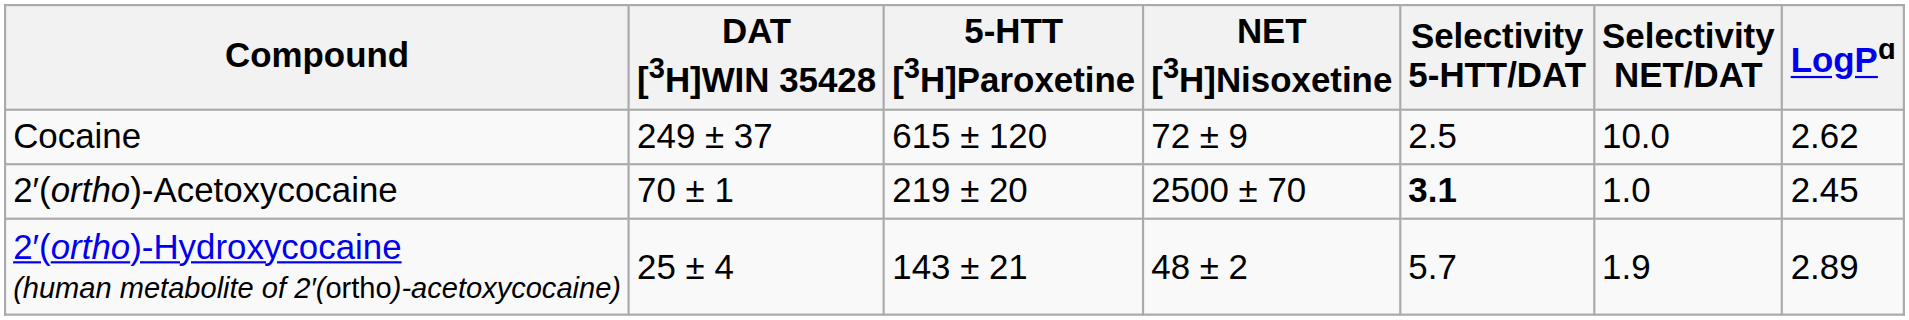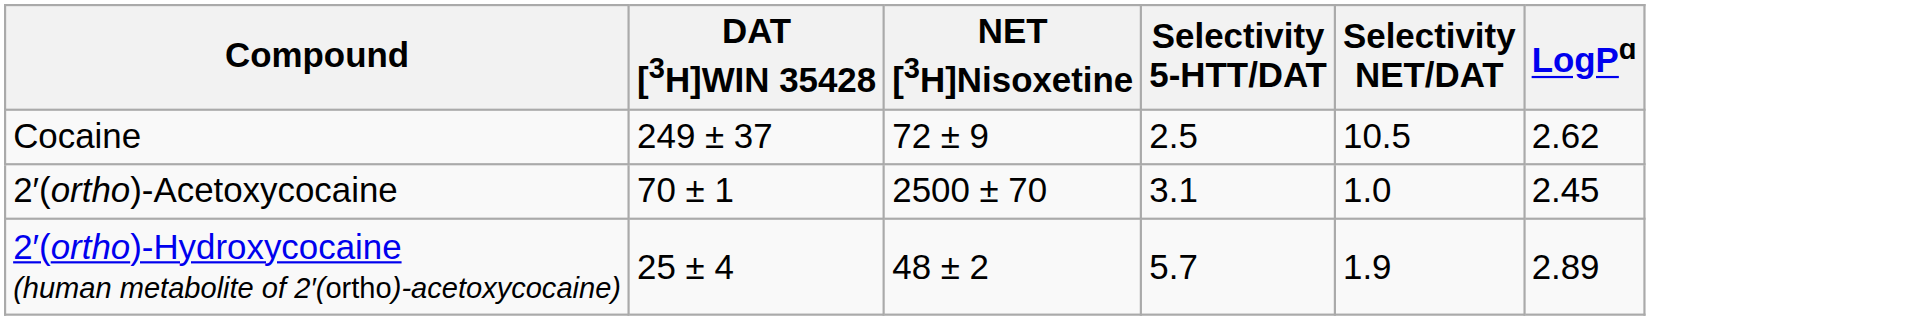- column: (1014, 56)
(1636, 136) 10.0 -> (1377, 136) 10.5
(1433, 191) bold -> (1174, 191) normal
